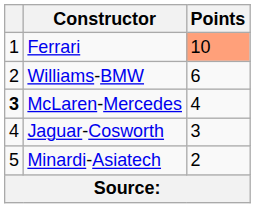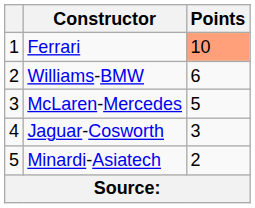(14, 103) bold -> (14, 103) normal
(195, 103) 4 -> (195, 103) 5
